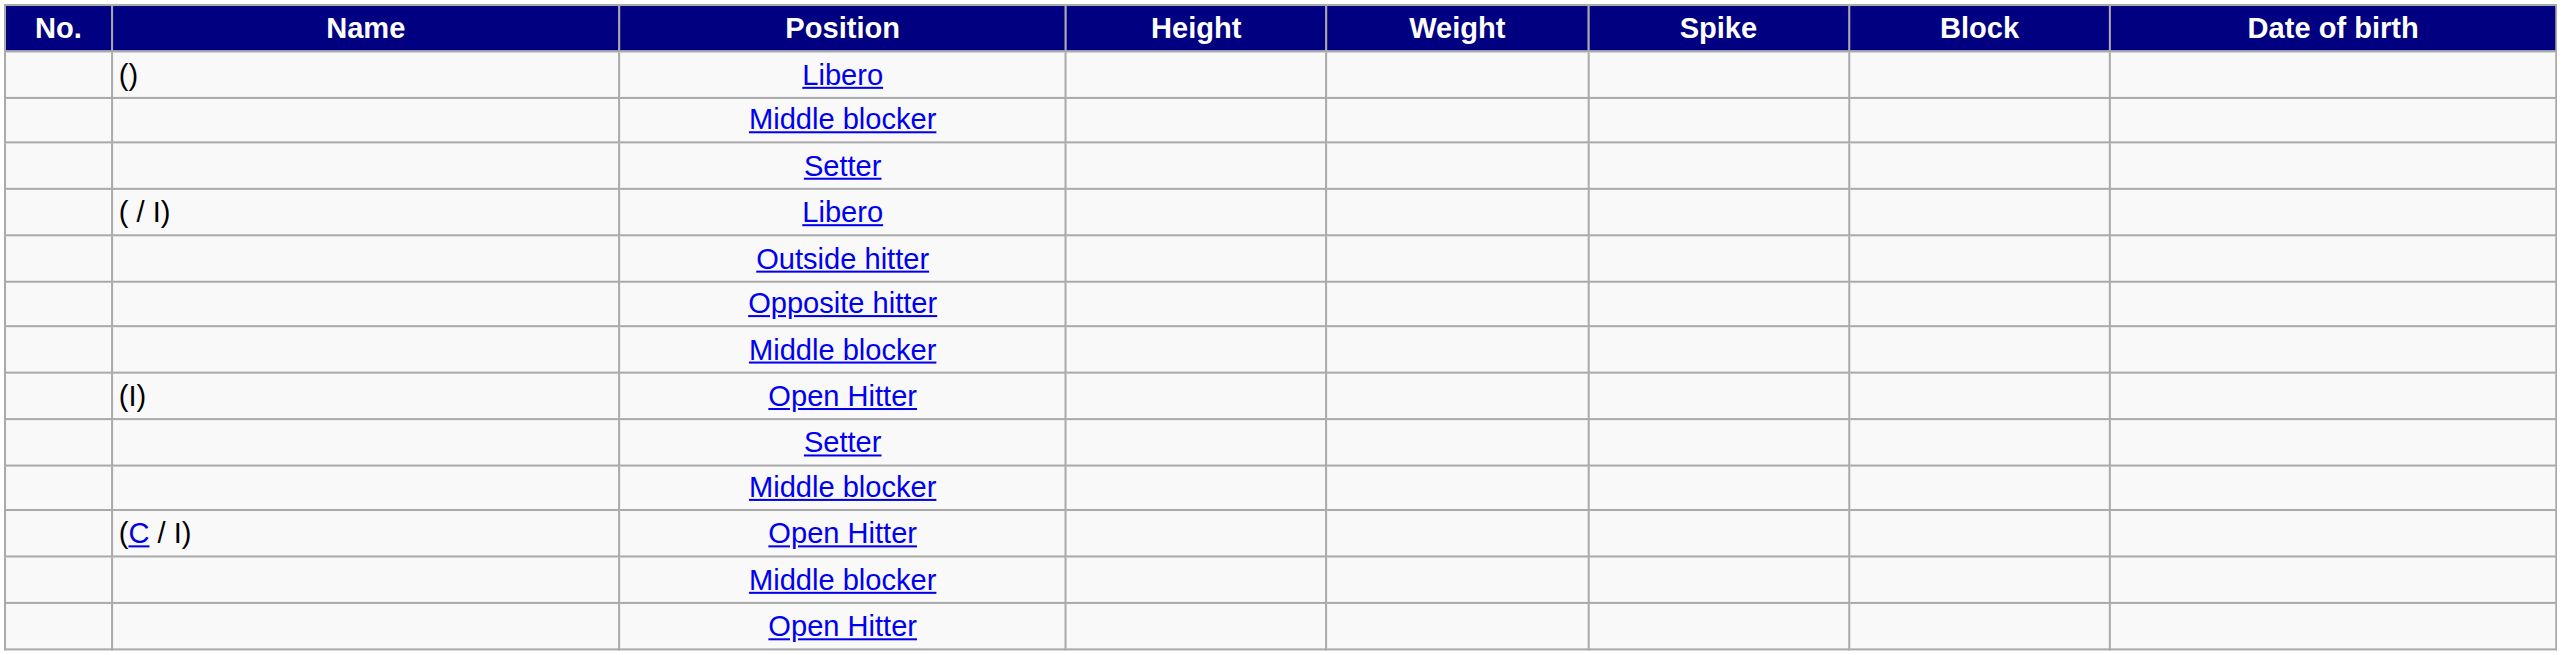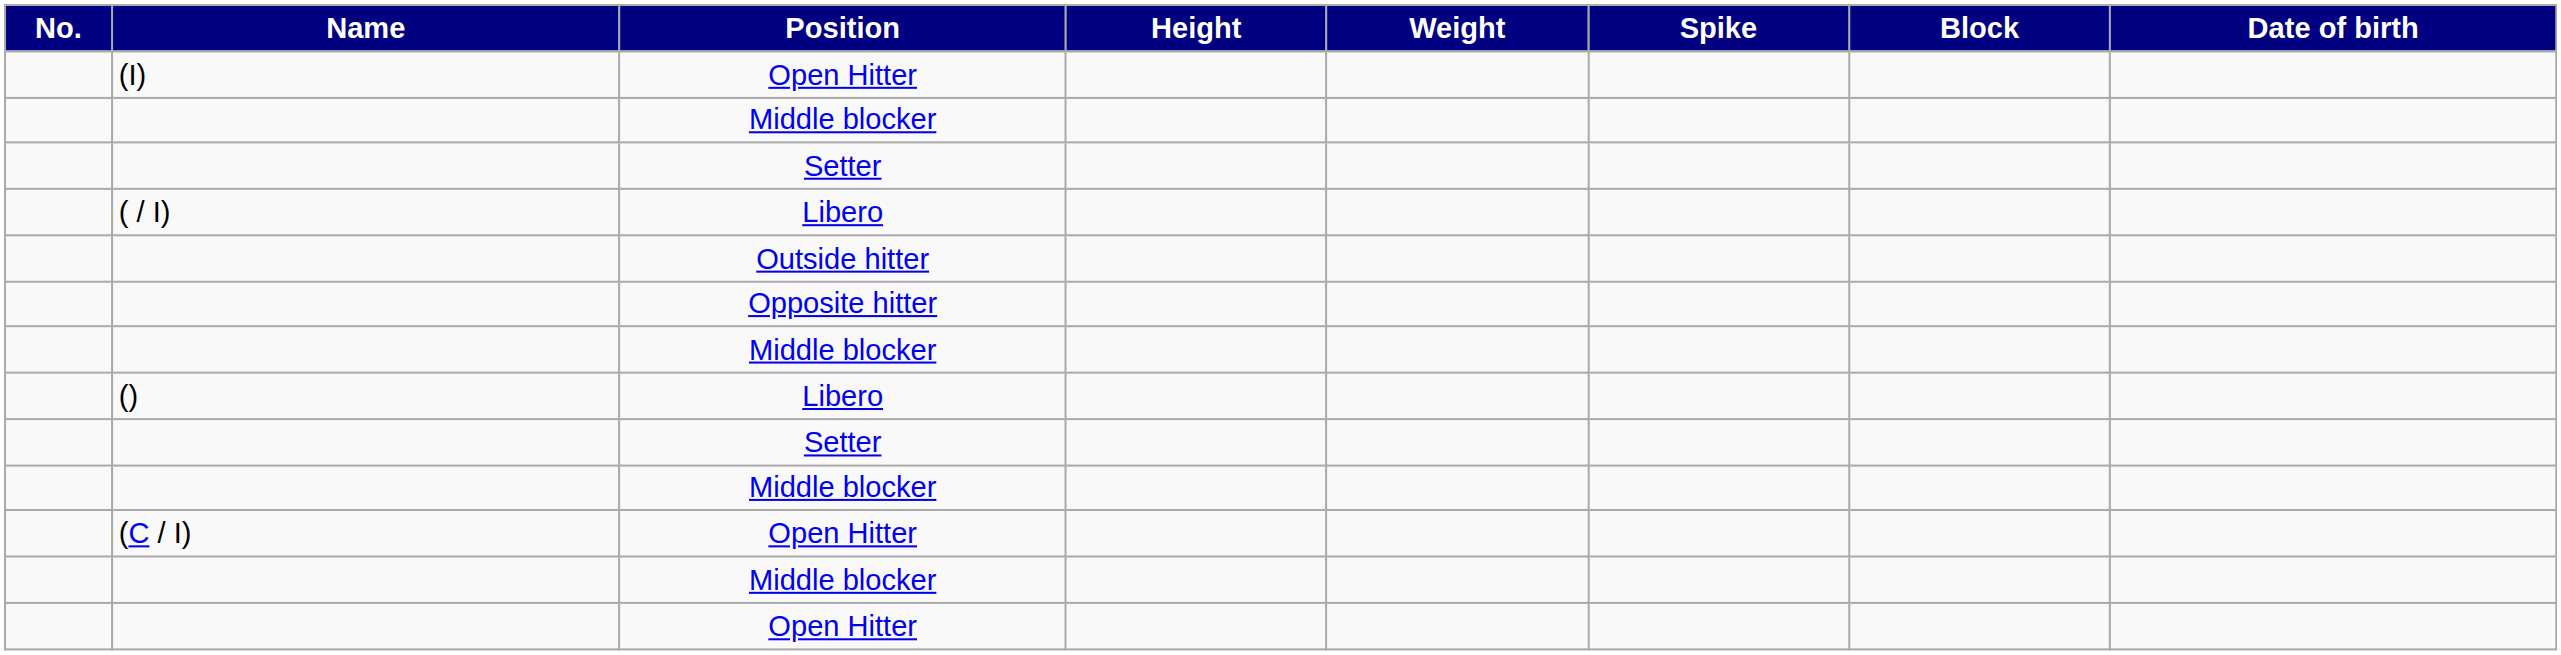rows swapped: (132, 396) <-> (128, 74)
